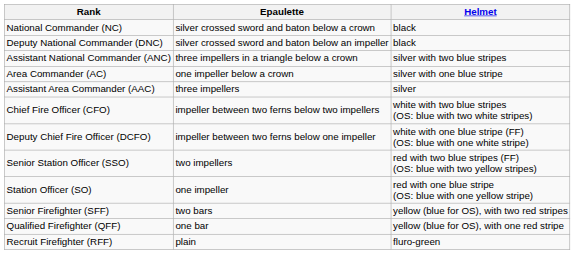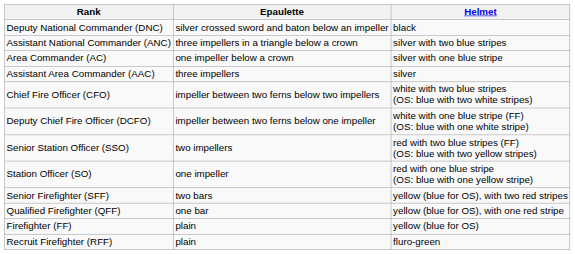- row: (64, 27)
+ row: (39, 226)
